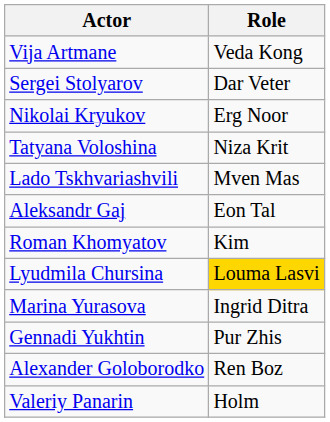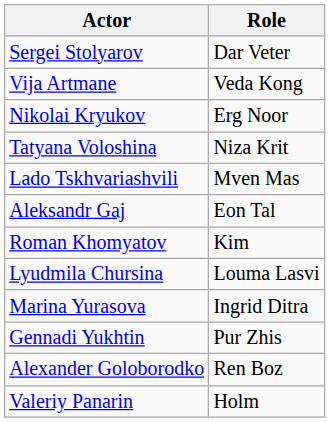rows swapped: (76, 83) <-> (63, 52)
(266, 274) gold background -> (266, 274) no background
